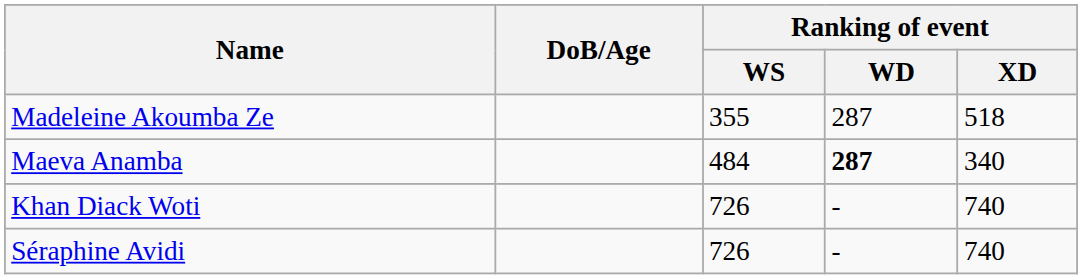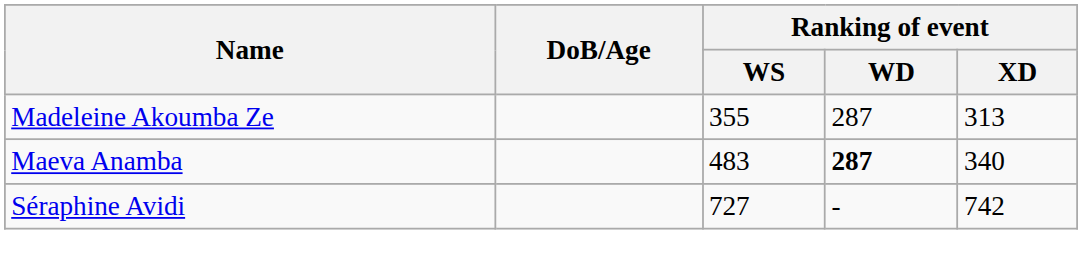(985, 116) 518 -> (985, 116) 313
(729, 161) 484 -> (729, 161) 483
- row: (106, 206)
(729, 251) 726 -> (729, 206) 727
(985, 251) 740 -> (985, 206) 742
